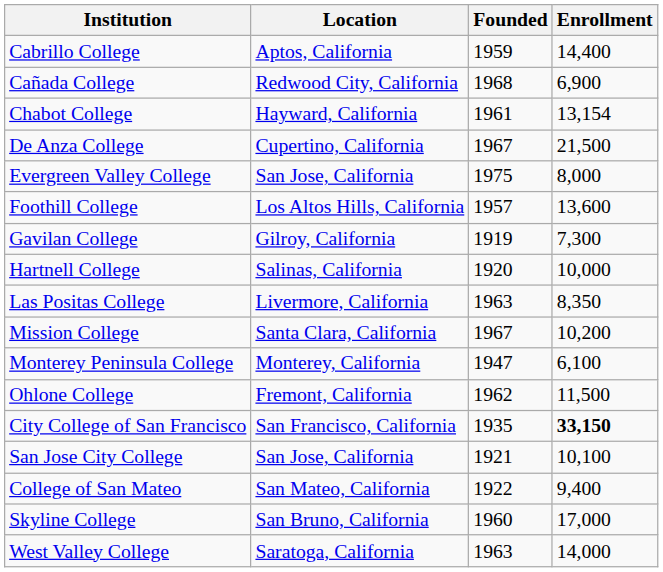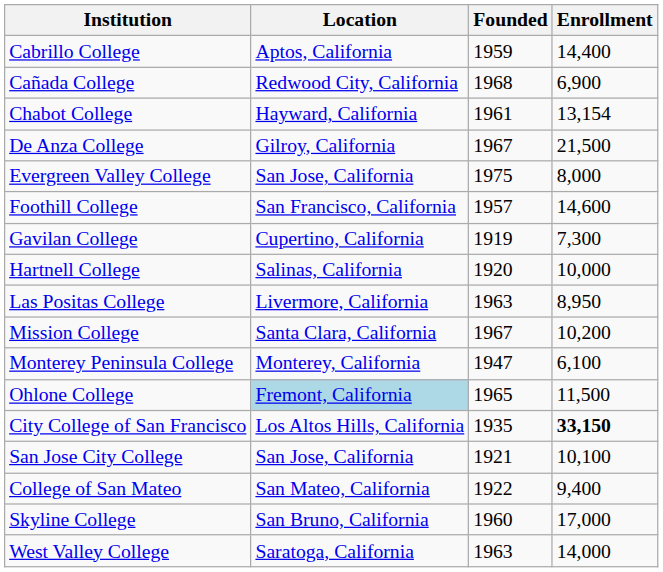(340, 144) Cupertino, California -> (325, 144) Gilroy, California
(360, 207) Los Altos Hills, California -> (356, 207) San Francisco, California
(584, 207) 13,600 -> (584, 207) 14,600
(325, 238) Gilroy, California -> (340, 238) Cupertino, California
(579, 301) 8,350 -> (579, 301) 8,950
(334, 394) no background -> (334, 394) lightblue background
(493, 394) 1962 -> (493, 394) 1965
(356, 425) San Francisco, California -> (360, 425) Los Altos Hills, California
